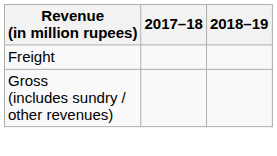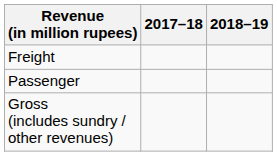+ row: (44, 81)
